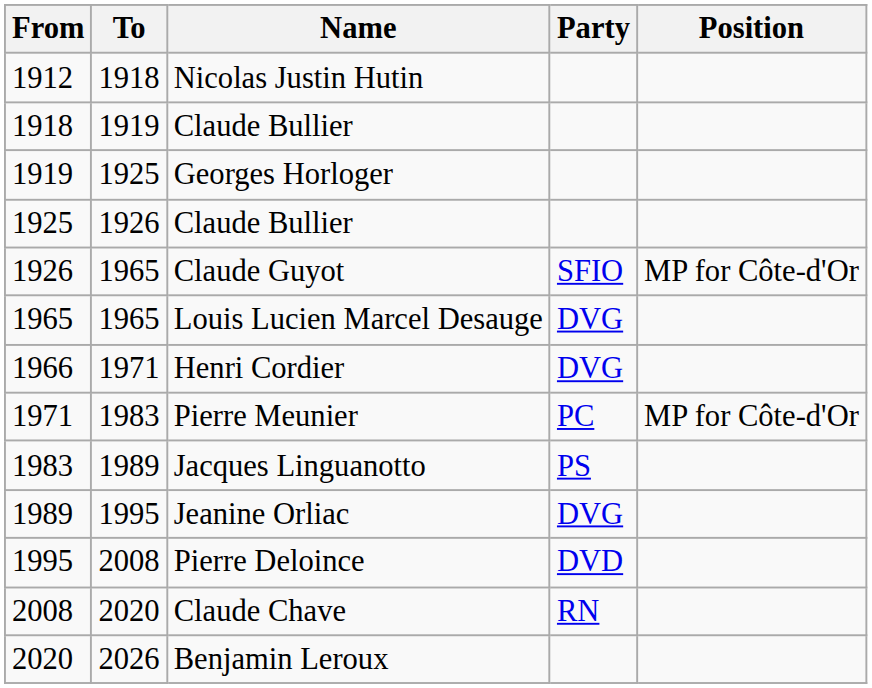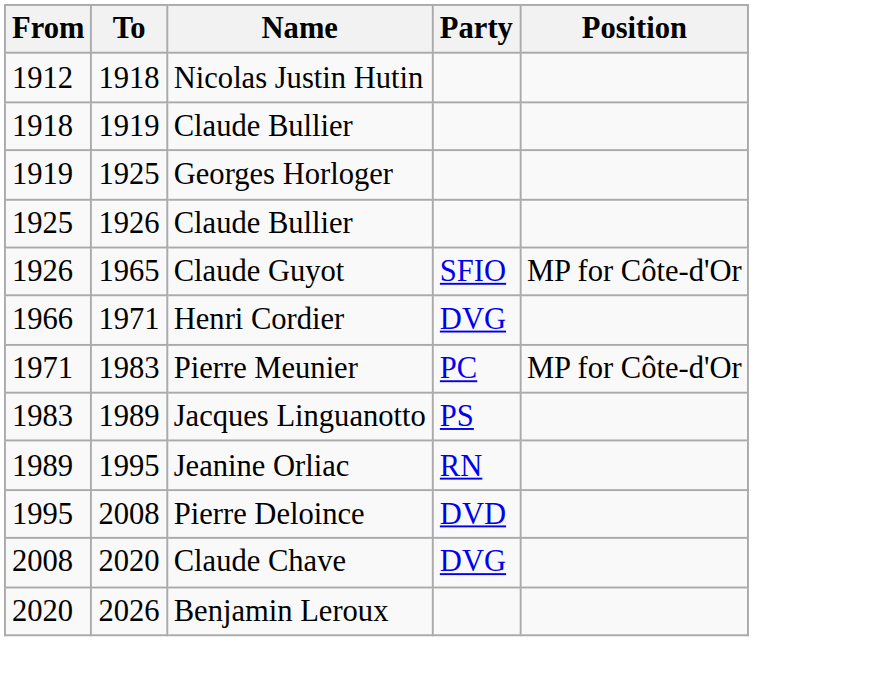- row: (43, 319)
(590, 513) DVG -> (461, 464) RN
(578, 610) RN -> (473, 561) DVG
